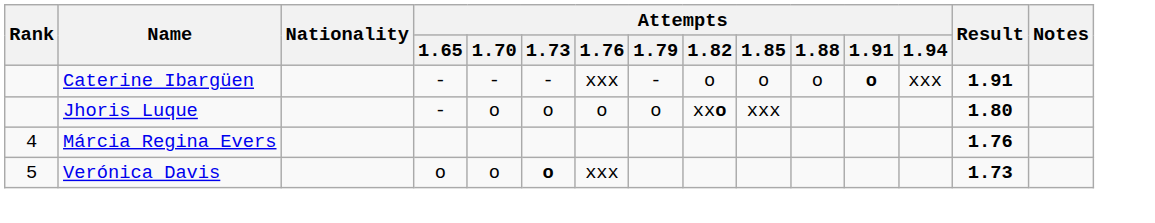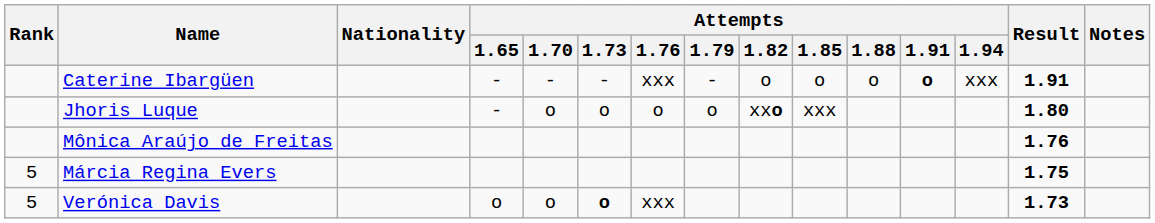+ row: (198, 142)
(32, 142) 4 -> (32, 173) 5
(990, 142) 1.76 -> (1046, 173) 1.75
